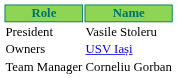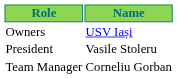rows swapped: (25, 49) <-> (29, 31)
